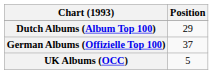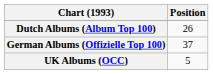(188, 28) 29 -> (188, 28) 26
